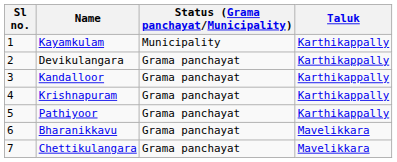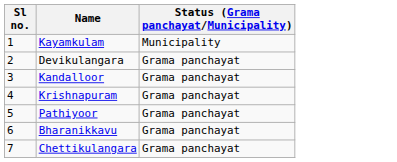- column: (343, 20)
